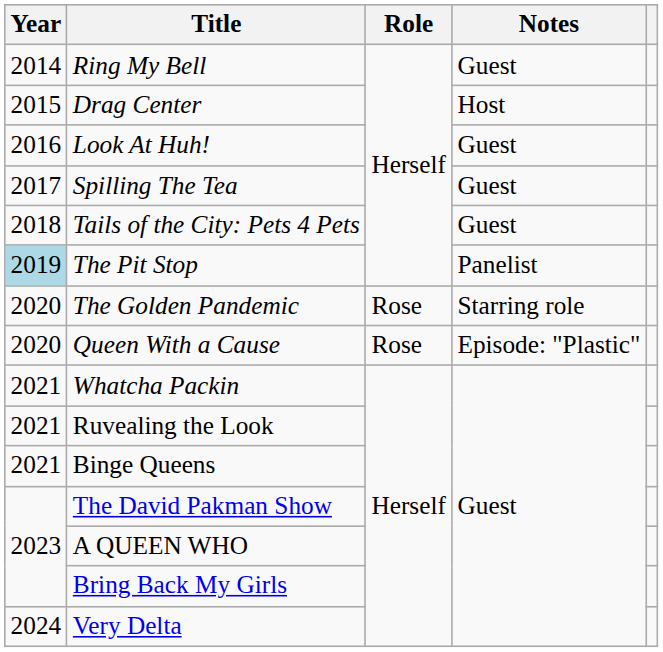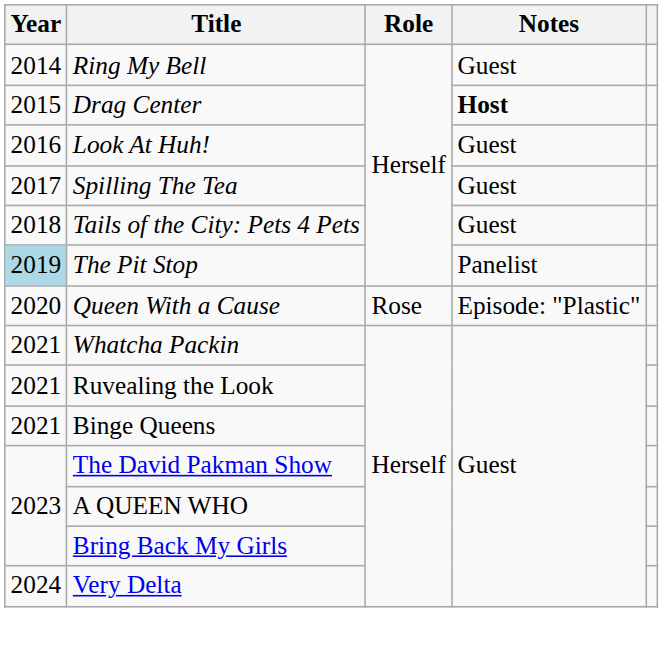(481, 104) normal -> (483, 104) bold
- row: (186, 305)
